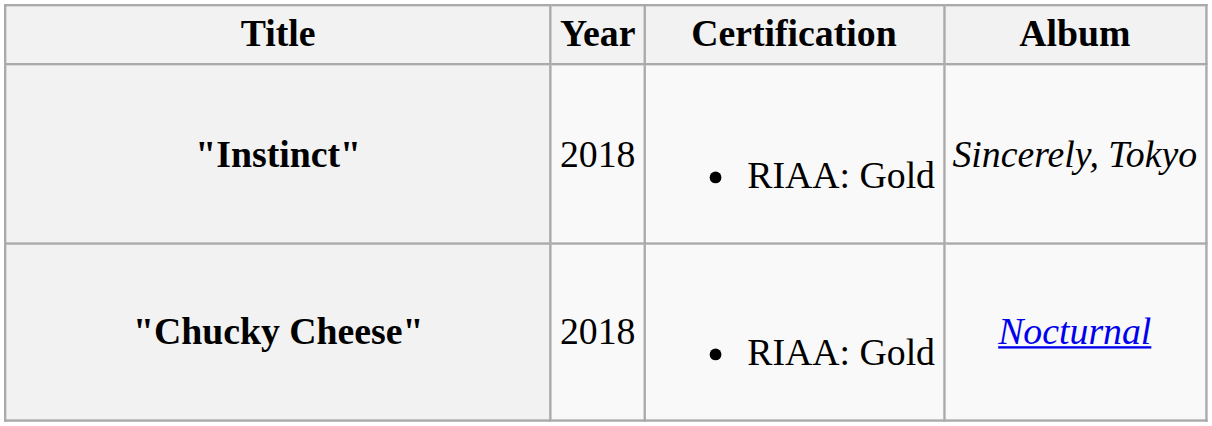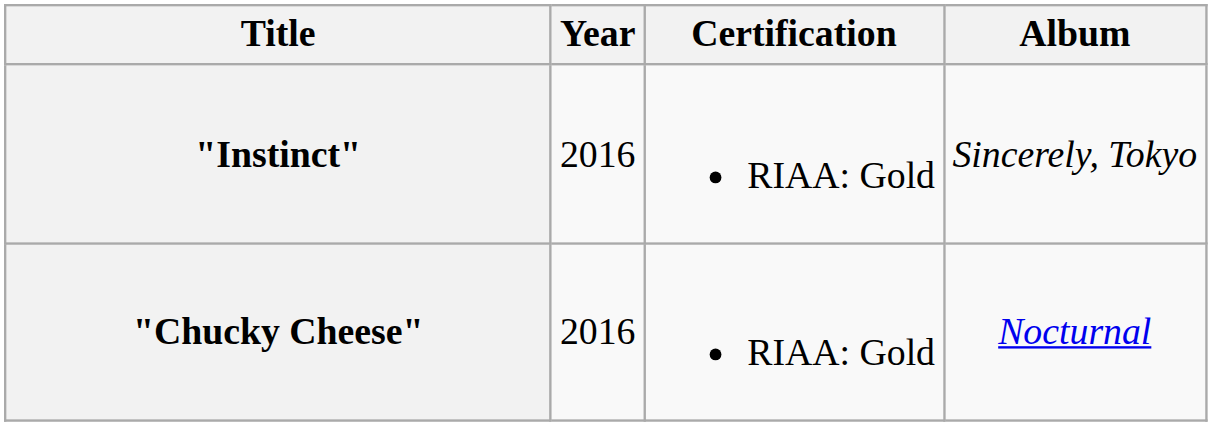(598, 153) 2018 -> (598, 153) 2016
(598, 331) 2018 -> (598, 331) 2016
